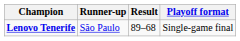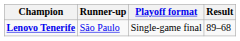columns swapped: (144, 12) <-> (198, 12)
